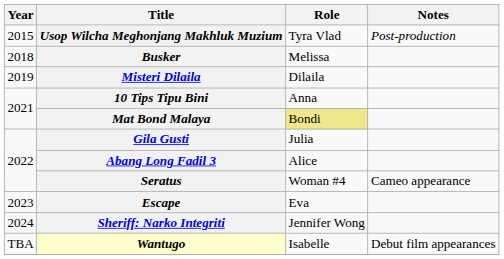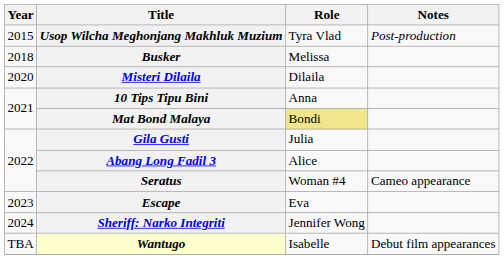(21, 77) 2019 -> (21, 77) 2020
